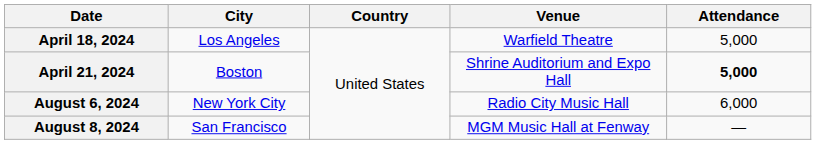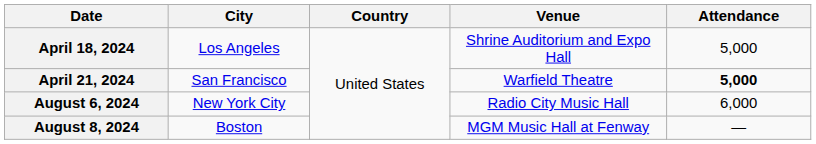(558, 39) Warfield Theatre -> (558, 48) Shrine Auditorium and Expo Hall
(239, 71) Boston -> (239, 80) San Francisco
(558, 71) Shrine Auditorium and Expo Hall -> (558, 80) Warfield Theatre
(239, 127) San Francisco -> (239, 127) Boston
